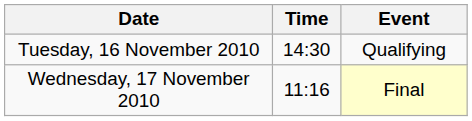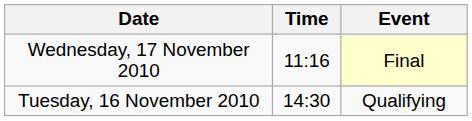rows swapped: (139, 49) <-> (139, 89)
